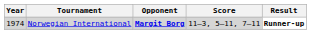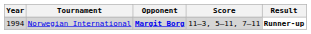(15, 23) 1974 -> (15, 23) 1994
